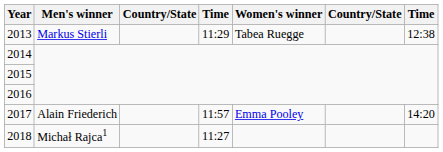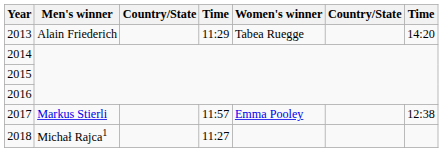(72, 34) Markus Stierli -> (77, 34) Alain Friederich
(421, 34) 12:38 -> (421, 34) 14:20
(77, 114) Alain Friederich -> (72, 114) Markus Stierli
(421, 114) 14:20 -> (421, 114) 12:38
